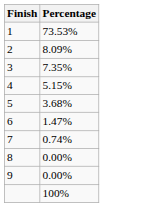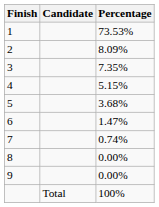+ column: (68, 13)
